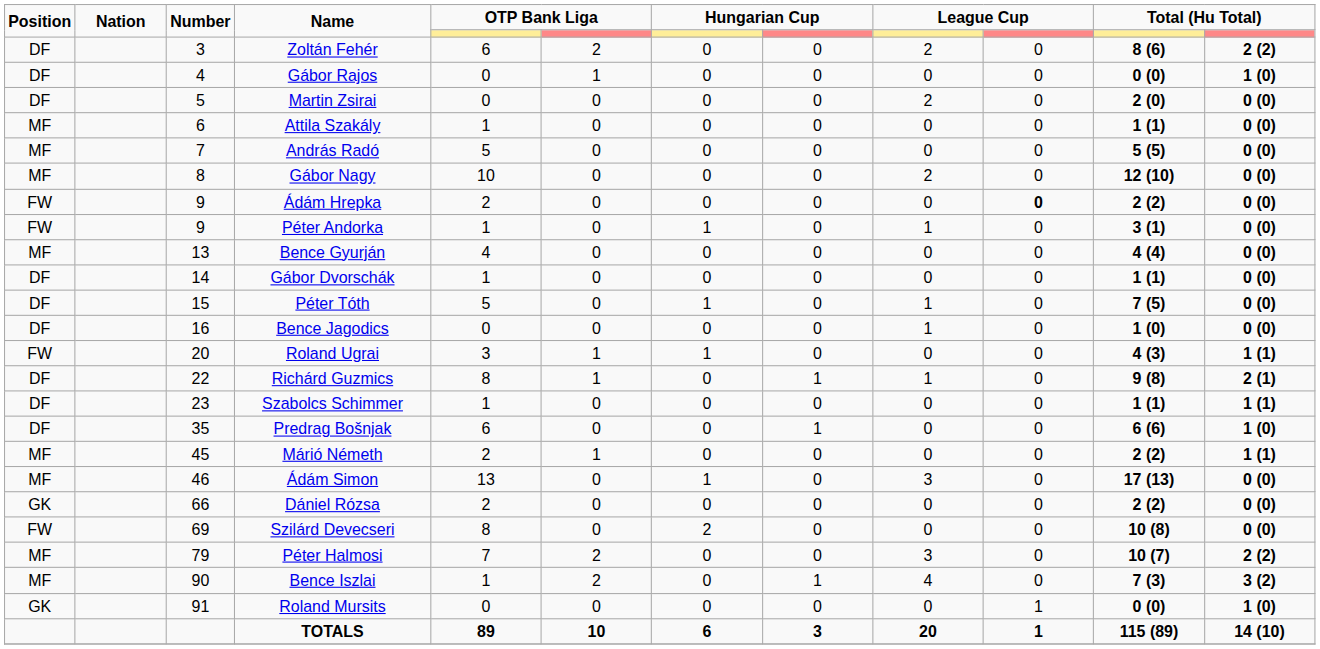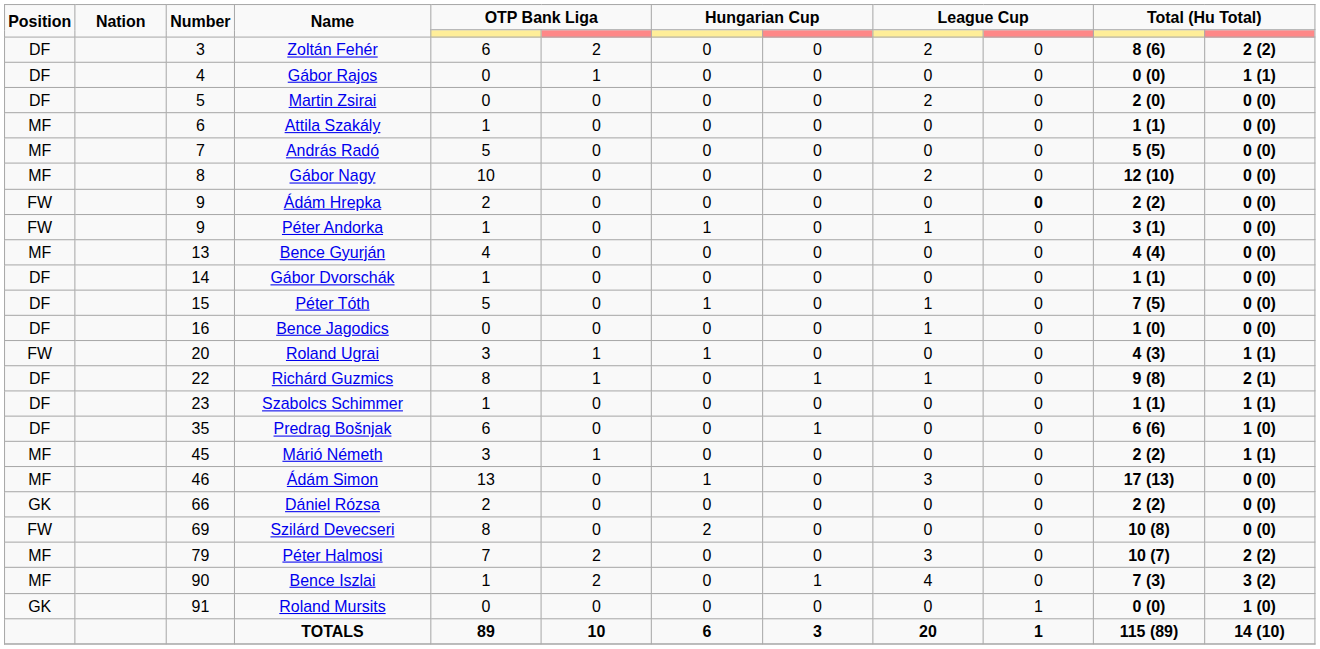(1259, 75) 1 (0) -> (1259, 75) 1 (1)
(486, 454) 2 -> (486, 454) 3
